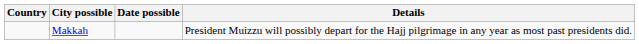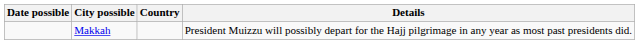columns swapped: (27, 13) <-> (149, 13)
